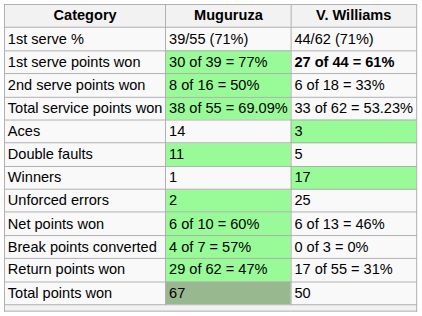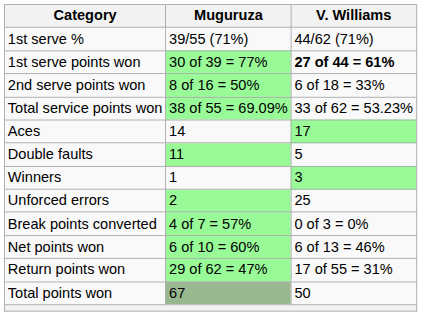(298, 131) 3 -> (303, 131) 17
(303, 177) 17 -> (298, 177) 3
rows swapped: (56, 223) <-> (82, 246)
